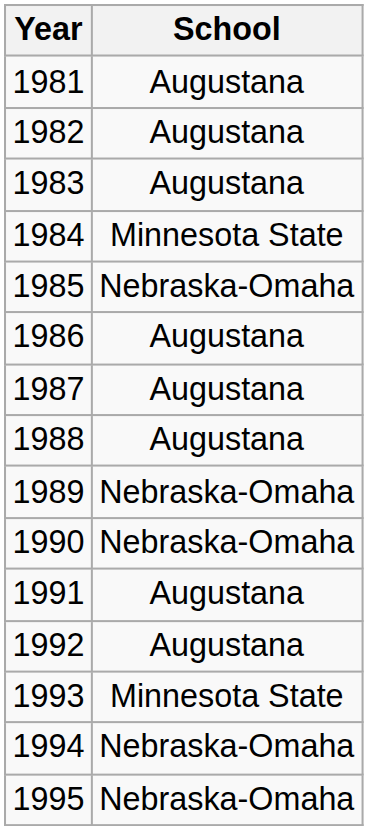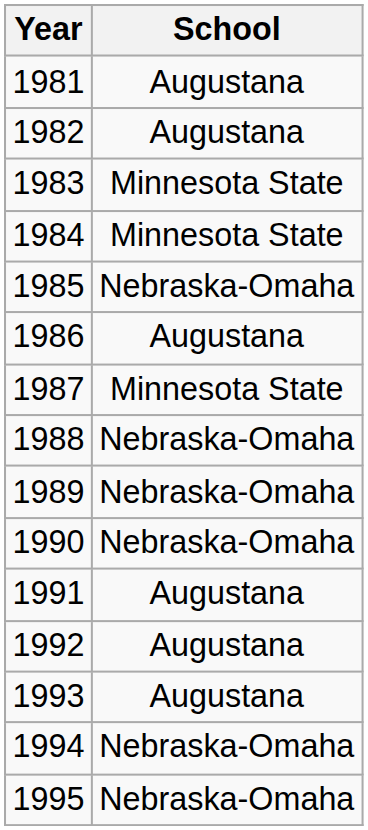(227, 183) Augustana -> (227, 183) Minnesota State
(227, 388) Augustana -> (227, 388) Minnesota State
(227, 440) Augustana -> (227, 440) Nebraska-Omaha
(227, 696) Minnesota State -> (227, 696) Augustana
